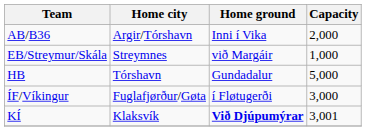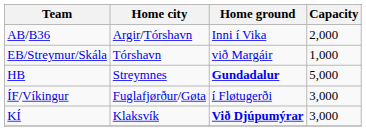(140, 55) Streymnes -> (137, 55) Tórshavn
(137, 75) Tórshavn -> (140, 75) Streymnes
(242, 75) normal -> (246, 75) bold
(324, 116) 3,001 -> (324, 116) 3,000
